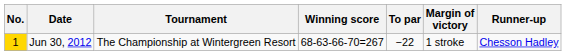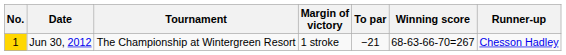columns swapped: (342, 19) <-> (450, 19)
(405, 42) −22 -> (370, 42) −21
